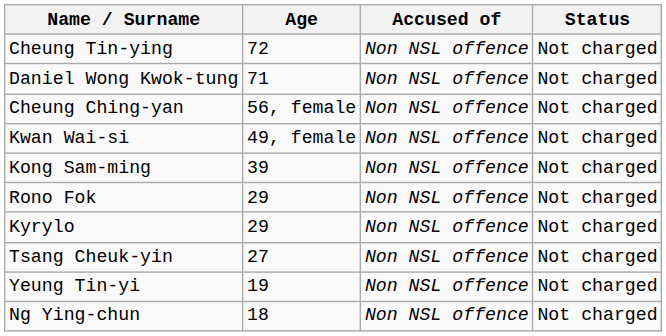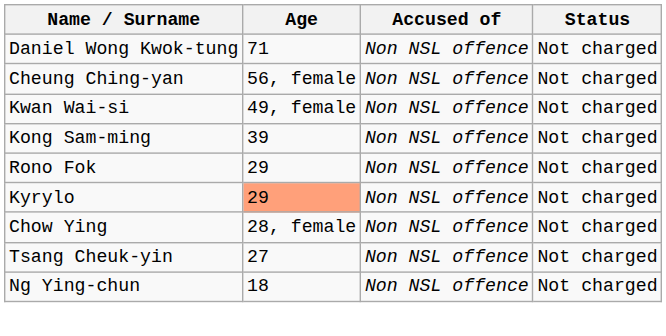- row: (91, 49)
(258, 227) no background -> (258, 198) lightsalmon background
+ row: (58, 227)
- row: (75, 286)
